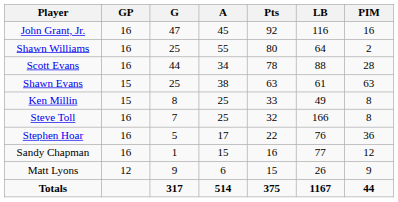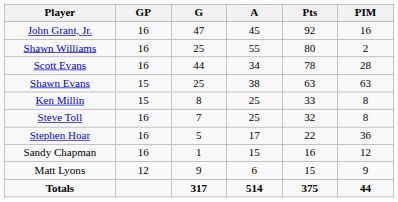- column: (320, 13)
